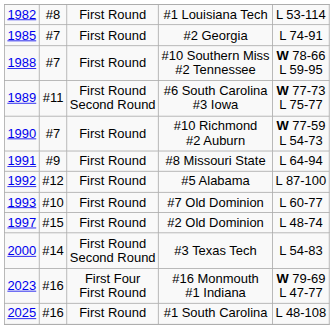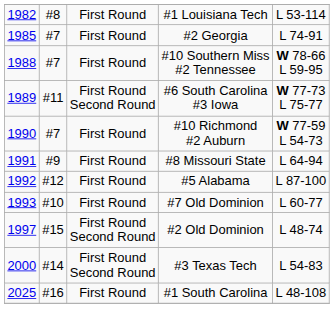(113, 222) First Round -> (113, 230) First Round Second Round
- row: (216, 285)
